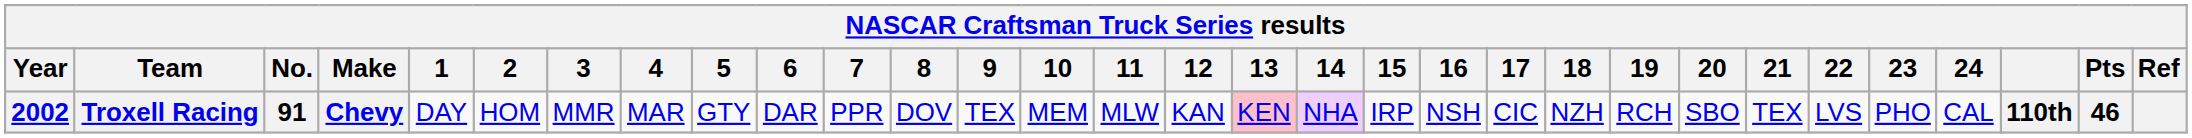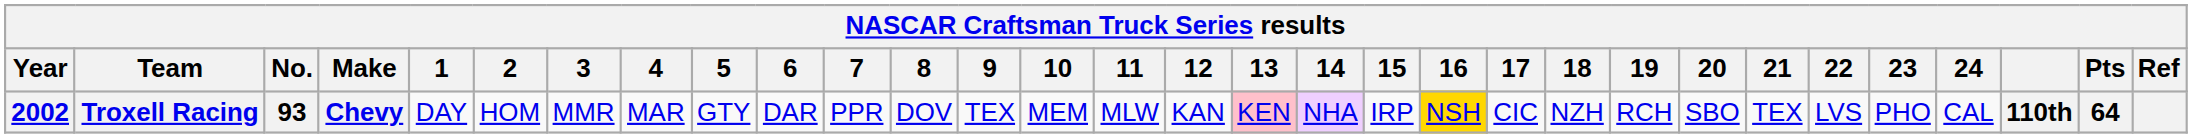(292, 112) 91 -> (292, 112) 93
(1453, 112) no background -> (1453, 112) gold background
(2105, 112) 46 -> (2105, 112) 64
